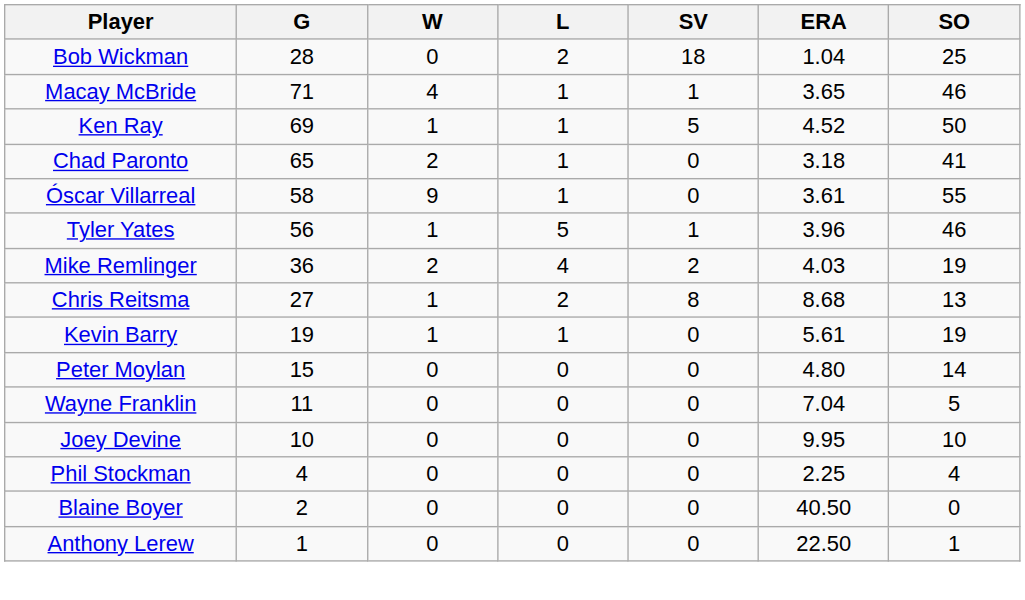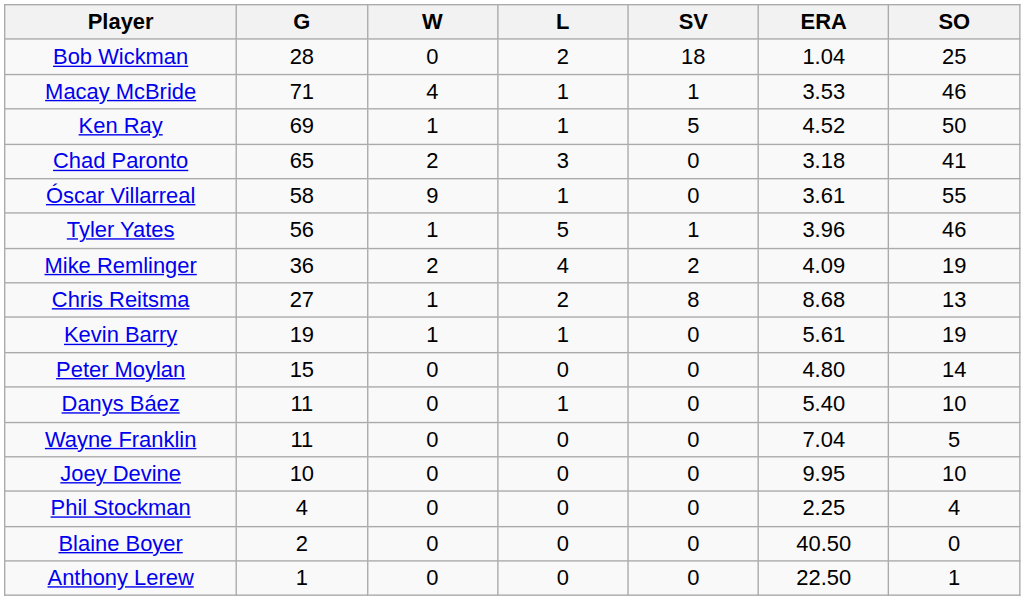(824, 91) 3.65 -> (824, 91) 3.53
(563, 160) 1 -> (563, 160) 3
(824, 265) 4.03 -> (824, 265) 4.09
+ row: (121, 404)
